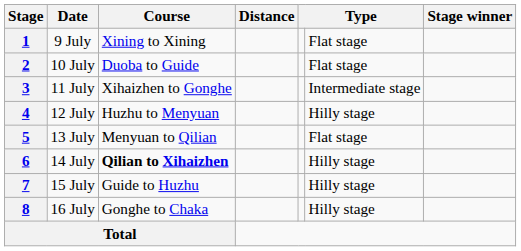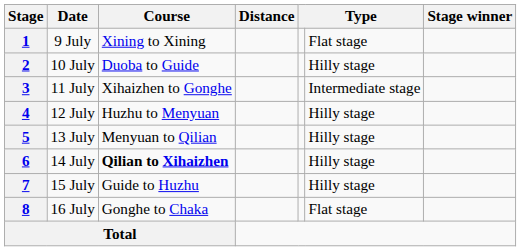(338, 64) Flat stage -> (342, 64) Hilly stage
(338, 137) Flat stage -> (342, 137) Hilly stage
(342, 209) Hilly stage -> (338, 209) Flat stage
